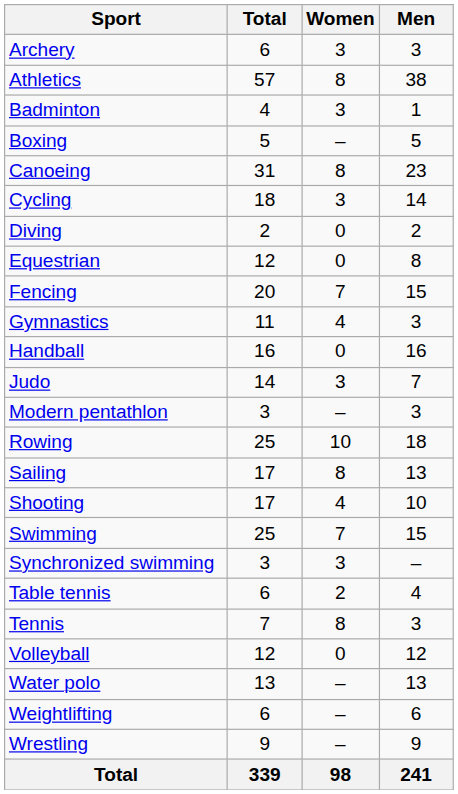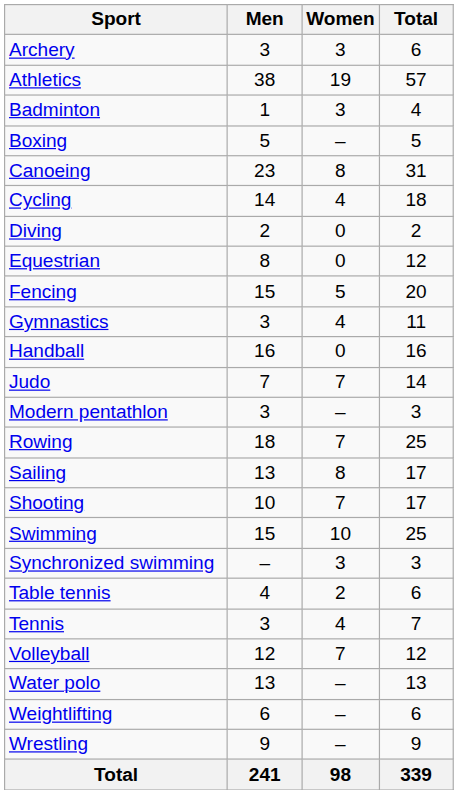columns swapped: (416, 19) <-> (265, 19)
(340, 79) 8 -> (340, 79) 19
(340, 200) 3 -> (340, 200) 4
(340, 291) 7 -> (340, 291) 5
(340, 381) 3 -> (340, 381) 7
(340, 442) 10 -> (340, 442) 7
(340, 502) 4 -> (340, 502) 7
(340, 532) 7 -> (340, 532) 10
(340, 623) 8 -> (340, 623) 4
(340, 653) 0 -> (340, 653) 7
